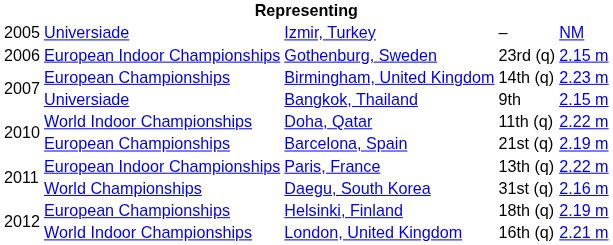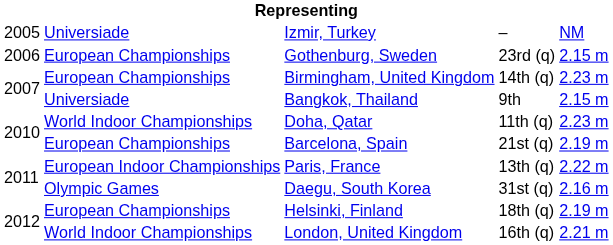(162, 55) European Indoor Championships -> (137, 55) European Championships
(584, 122) 2.22 m -> (584, 122) 2.23 m
(123, 188) World Championships -> (101, 188) Olympic Games
